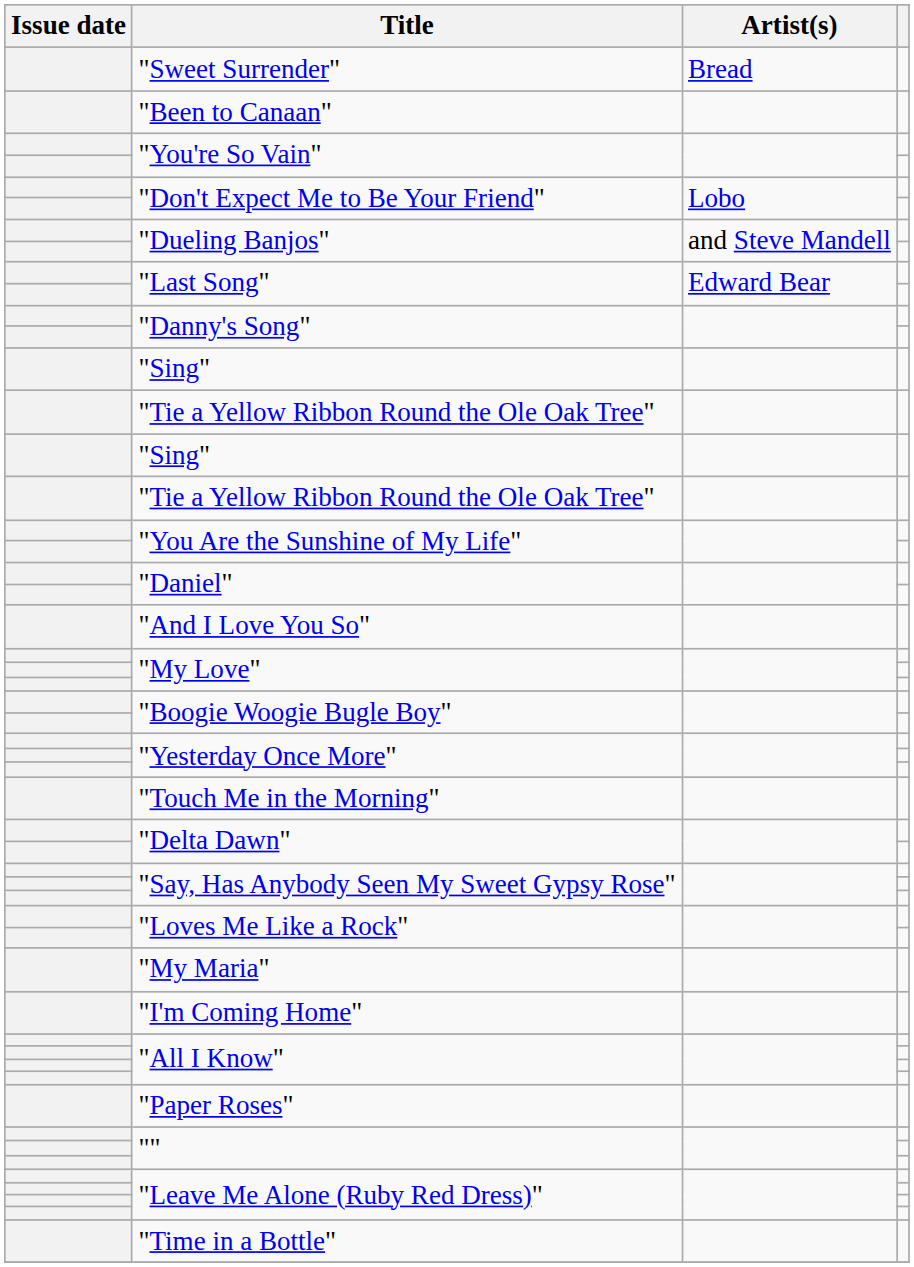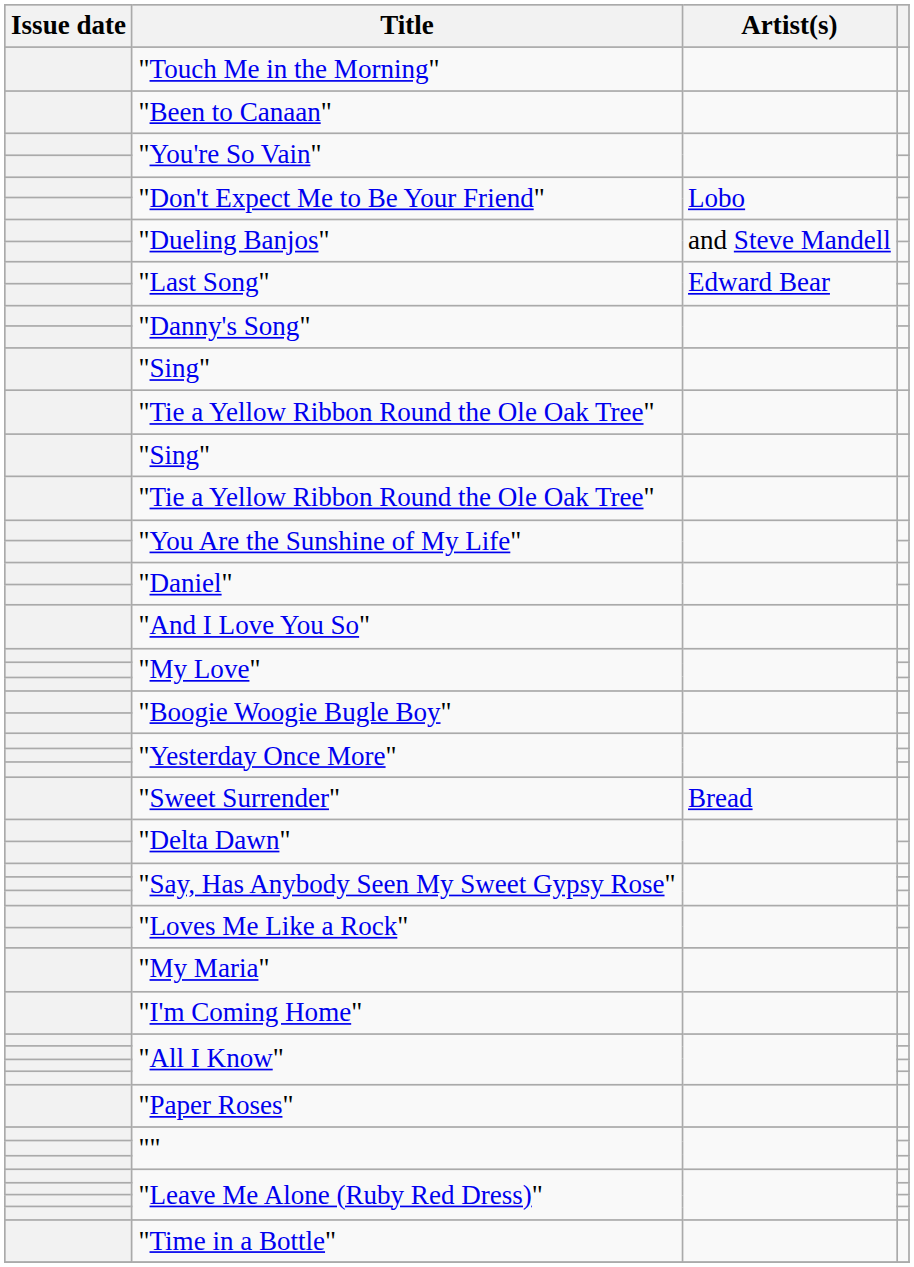rows swapped: (239, 68) <-> (289, 797)
